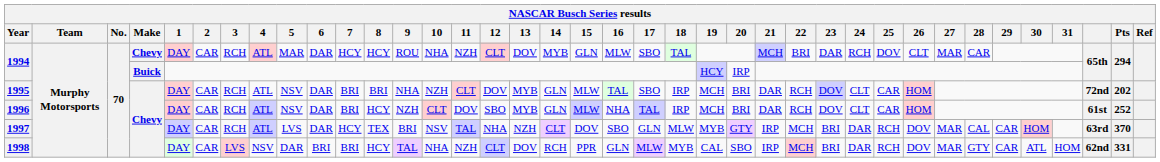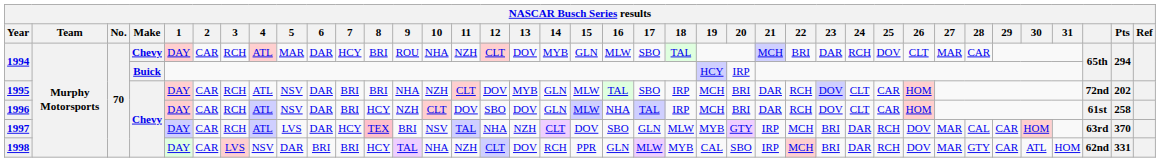(378, 52) HCY -> (378, 52) BRI
(525, 109) MYB -> (525, 109) DOV
(1123, 109) 252 -> (1123, 109) 258
(378, 128) no background -> (378, 128) pink background
